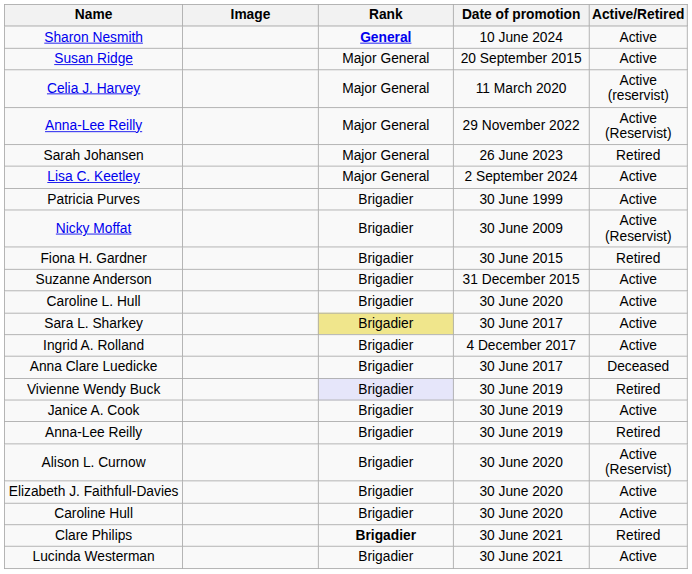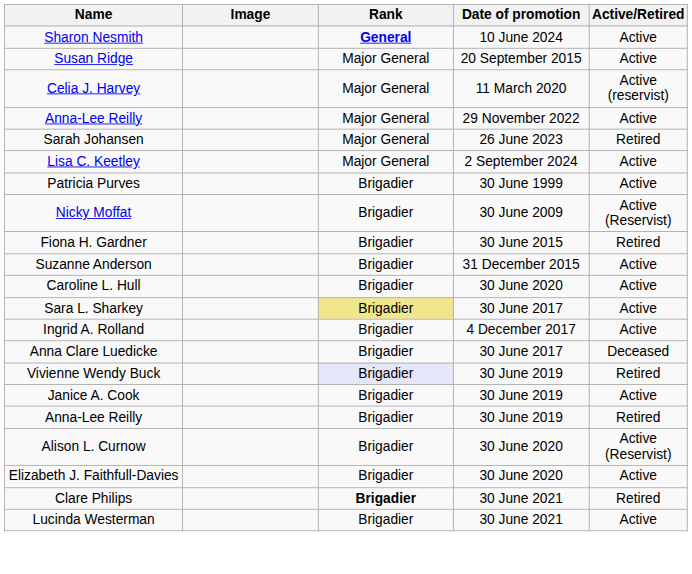(638, 125) Active (Reservist) -> (638, 118) Active
- row: (94, 513)
